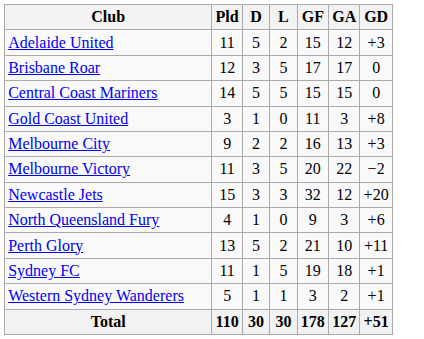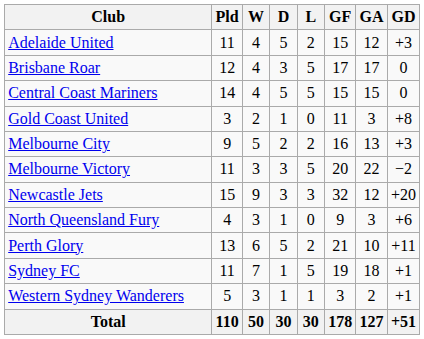+ column: (256, 17)
